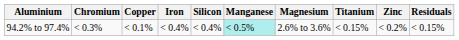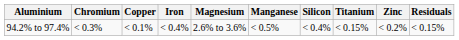columns swapped: (304, 12) <-> (207, 12)
(240, 27) paleturquoise background -> (265, 27) no background
